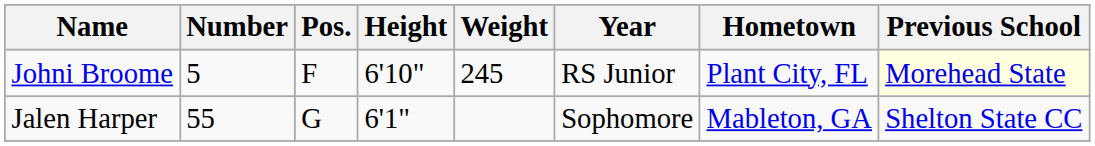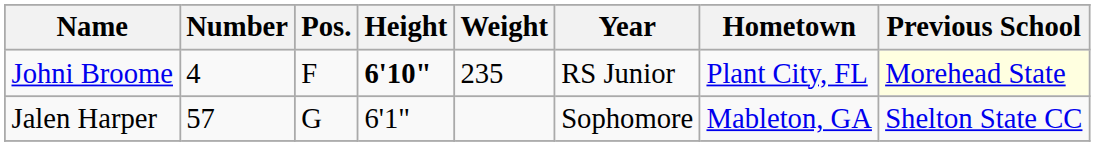(193, 72) 5 -> (193, 72) 4
(394, 72) normal -> (398, 72) bold
(482, 72) 245 -> (482, 72) 235
(201, 118) 55 -> (201, 118) 57
